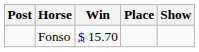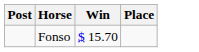- column: (176, 15)
